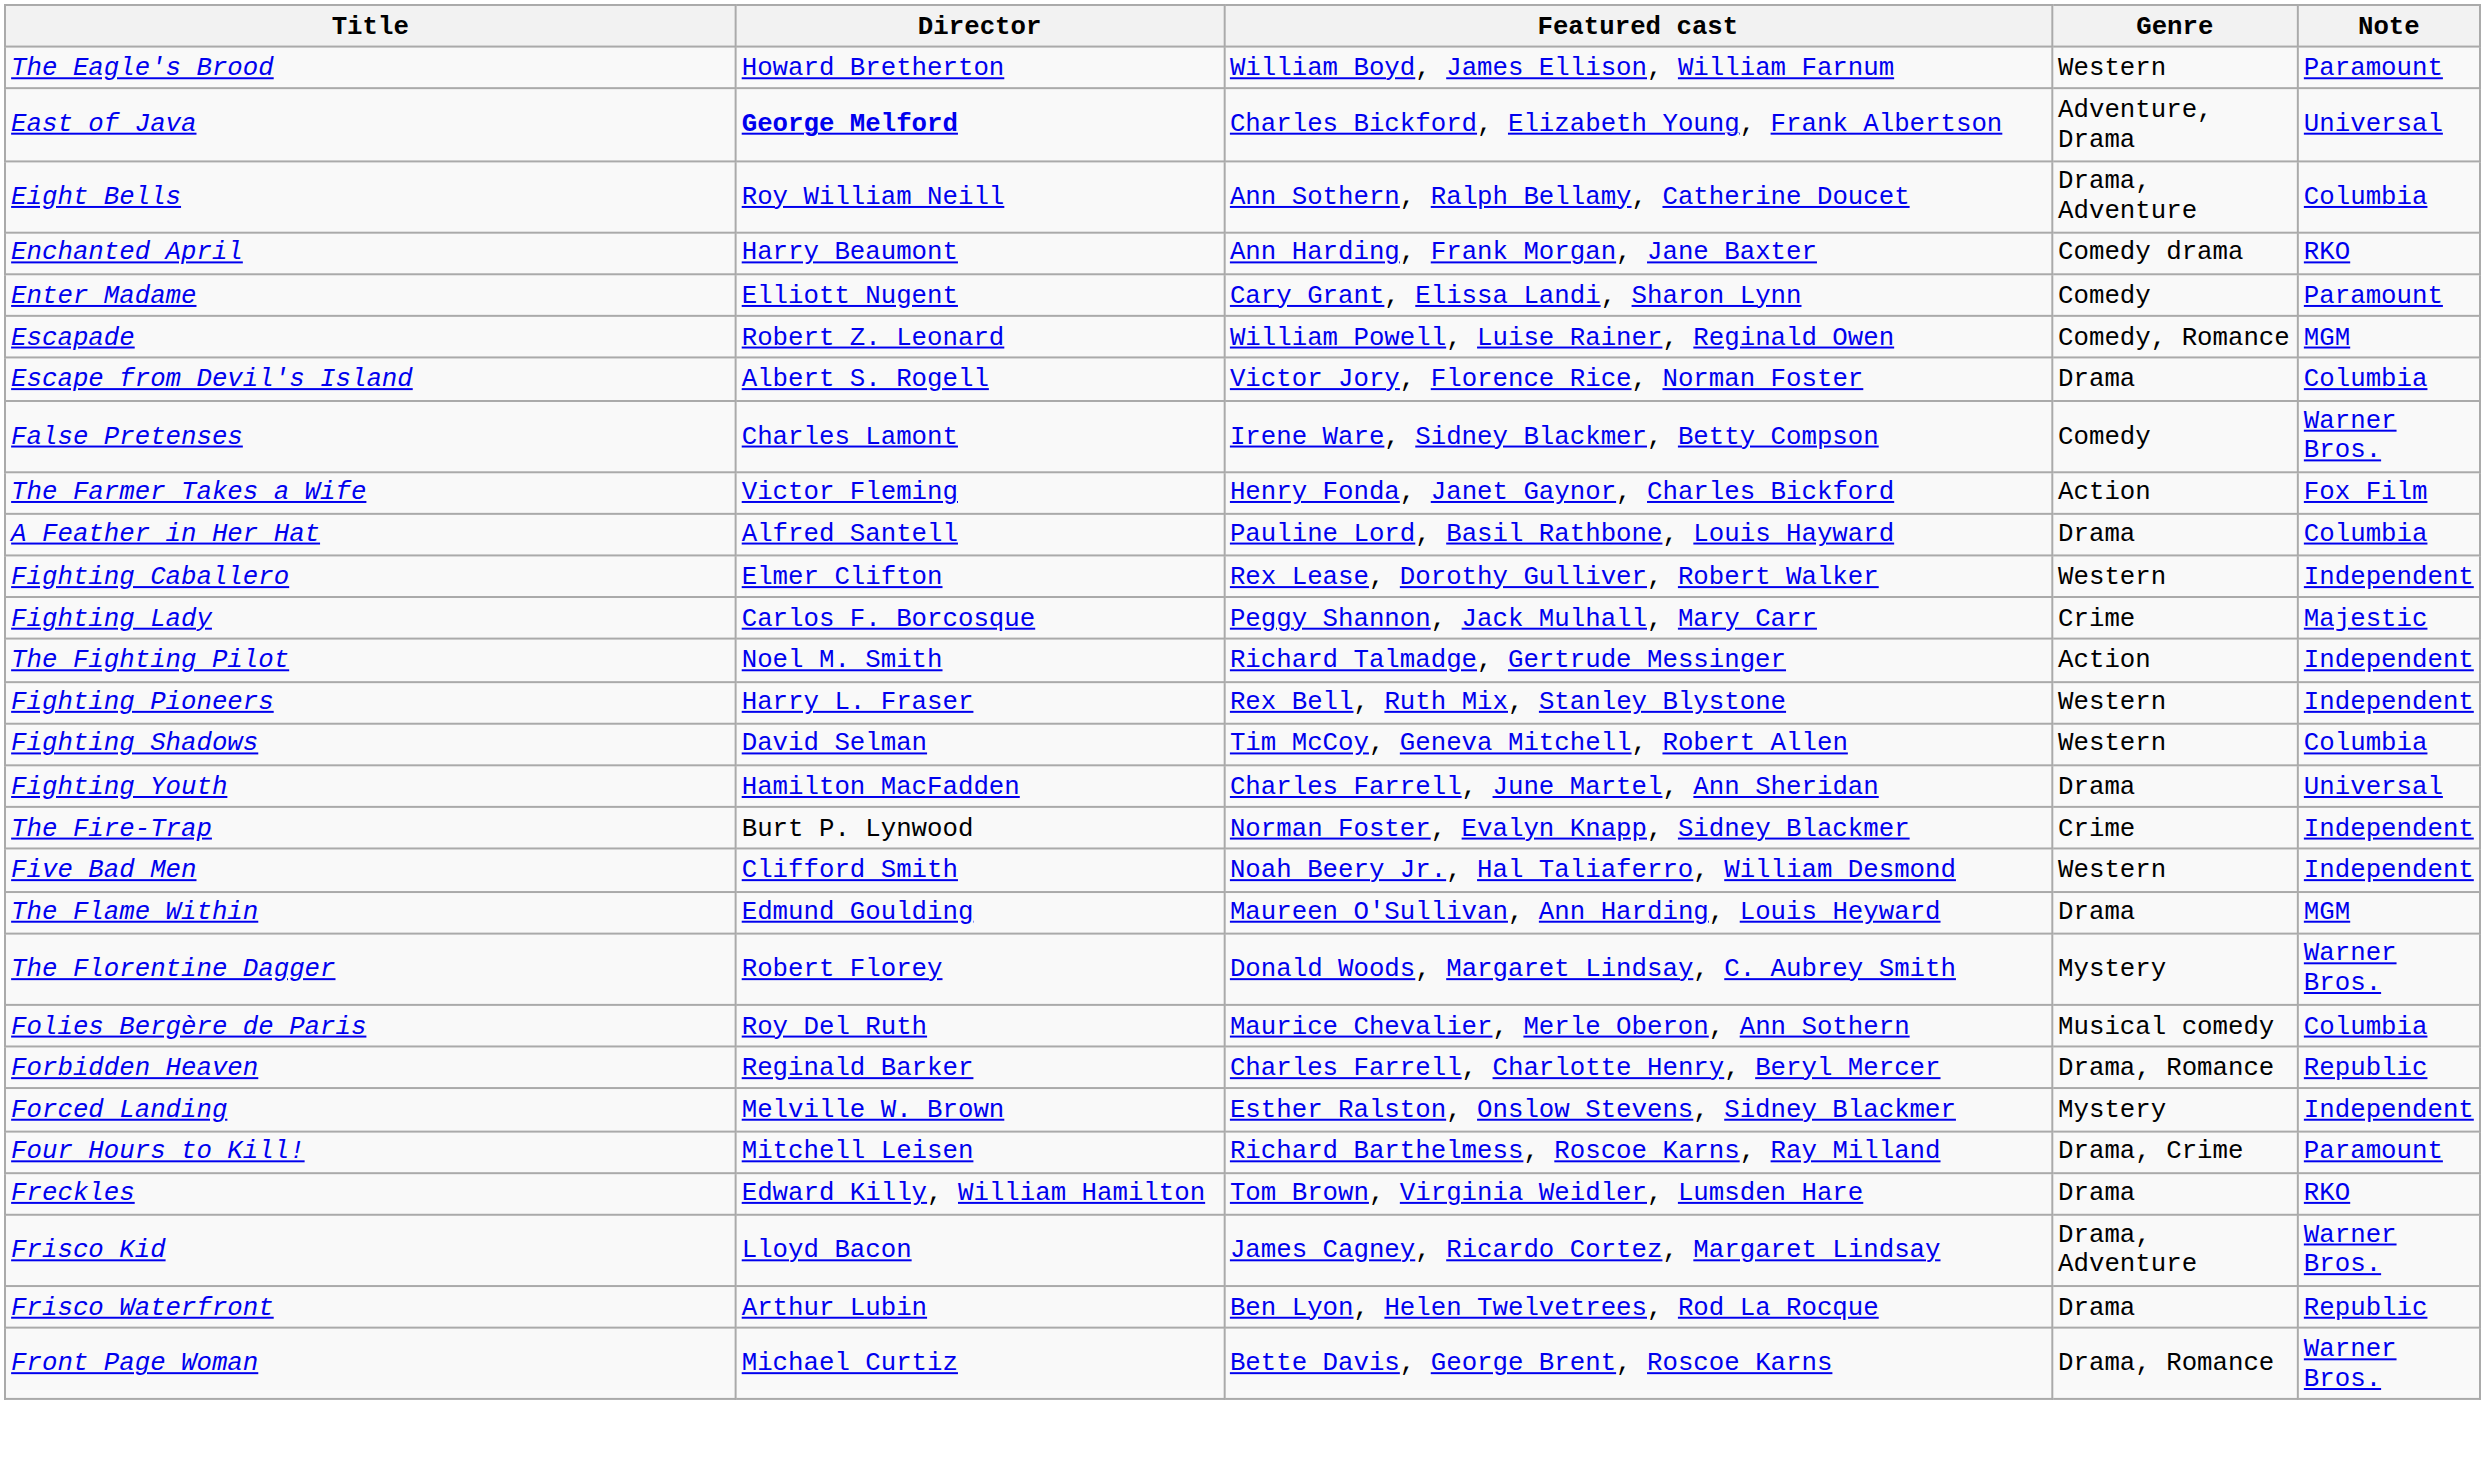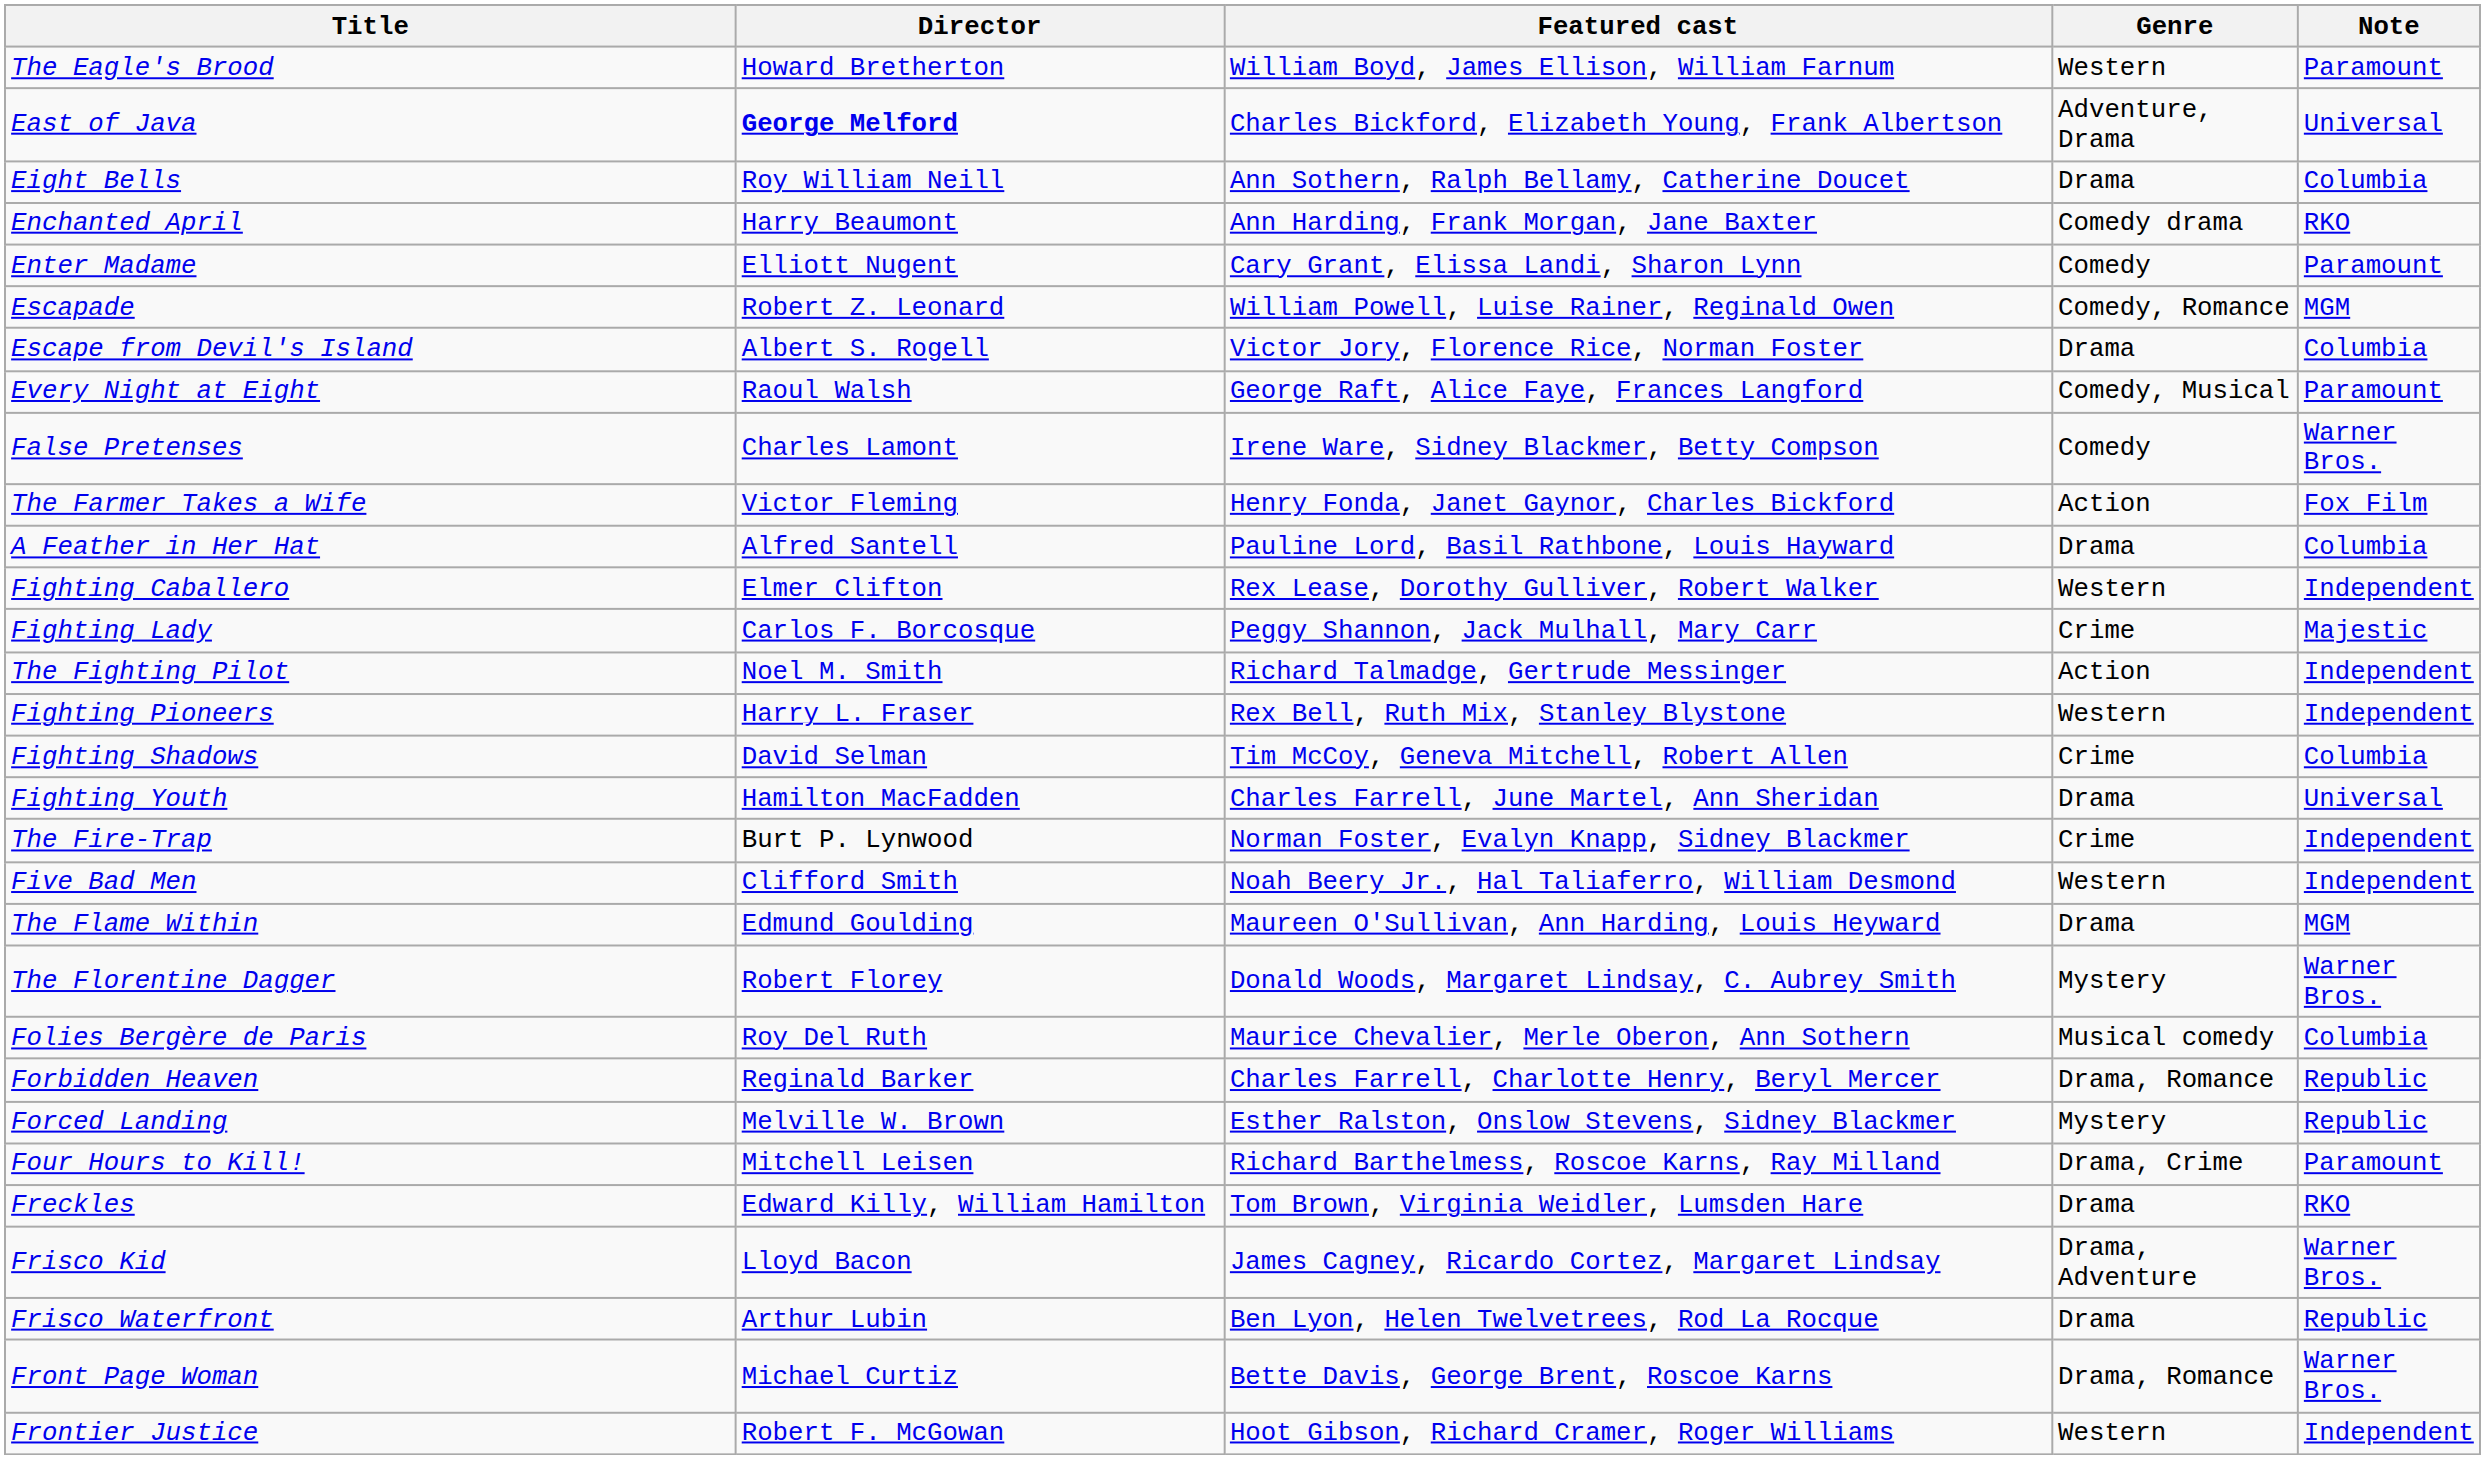(2128, 196) Drama, Adventure -> (2097, 182) Drama
+ row: (166, 391)
(2112, 744) Western -> (2097, 757) Crime
(2389, 1110) Independent -> (2366, 1122) Republic
+ row: (135, 1433)
